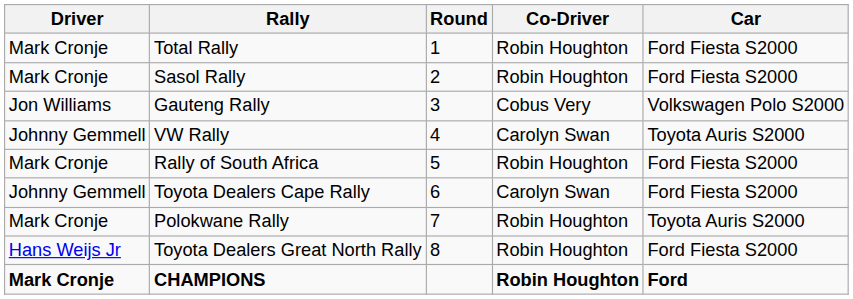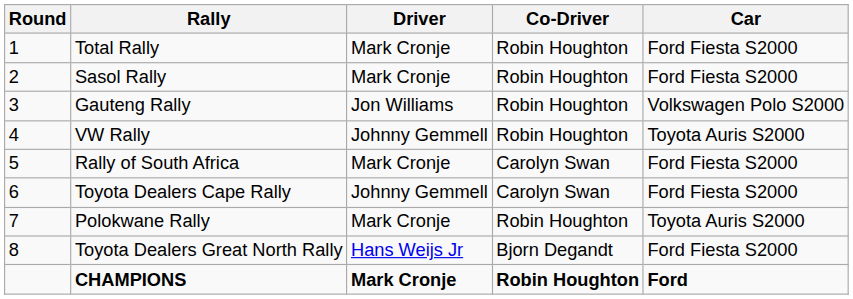columns swapped: (459, 18) <-> (77, 18)
(543, 105) Cobus Very -> (562, 105) Robin Houghton
(553, 134) Carolyn Swan -> (562, 134) Robin Houghton
(562, 163) Robin Houghton -> (553, 163) Carolyn Swan
(562, 250) Robin Houghton -> (555, 250) Bjorn Degandt
